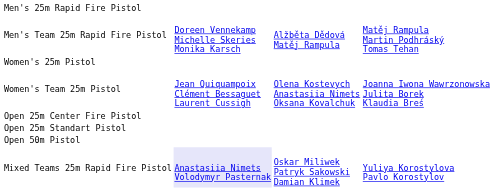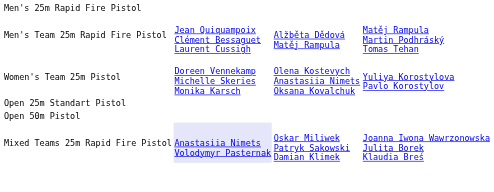(215, 40) Doreen Vennekamp Michelle Skeries Monika Karsch -> (218, 40) Jean Quiquampoix Clément Bessaguet Laurent Cussigh
- row: (50, 62)
(218, 94) Jean Quiquampoix Clément Bessaguet Laurent Cussigh -> (215, 81) Doreen Vennekamp Michelle Skeries Monika Karsch
(426, 94) Joanna Iwona Wawrzonowska Julita Borek Klaudia Breś -> (409, 81) Yuliya Korostylova Pavlo Korostylov
- row: (73, 116)
(409, 172) Yuliya Korostylova Pavlo Korostylov -> (426, 148) Joanna Iwona Wawrzonowska Julita Borek Klaudia Breś
